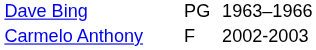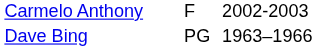rows swapped: (46, 11) <-> (74, 36)
